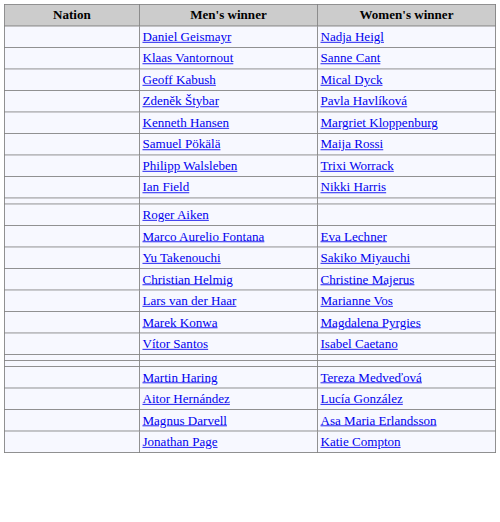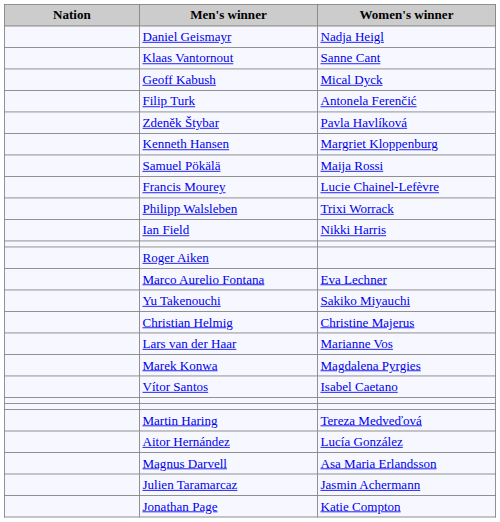+ row: (169, 101)
+ row: (184, 187)
+ row: (190, 484)
